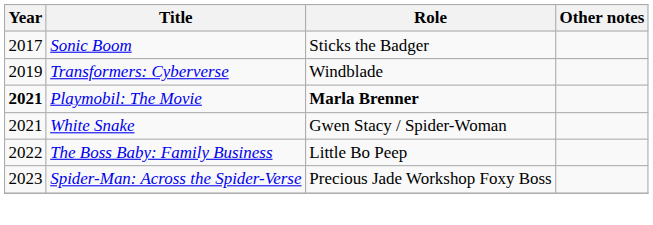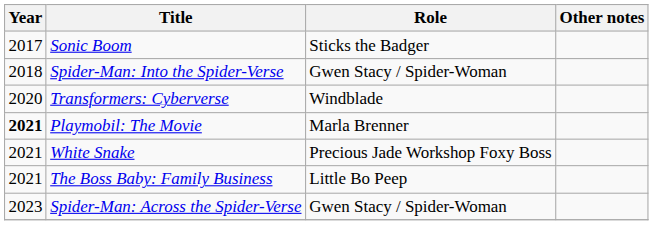+ row: (167, 71)
(25, 71) 2019 -> (25, 98) 2020
(364, 98) bold -> (359, 125) normal
(408, 125) Gwen Stacy / Spider-Woman -> (430, 152) Precious Jade Workshop Foxy Boss
(25, 152) 2022 -> (25, 179) 2021
(430, 179) Precious Jade Workshop Foxy Boss -> (408, 206) Gwen Stacy / Spider-Woman
